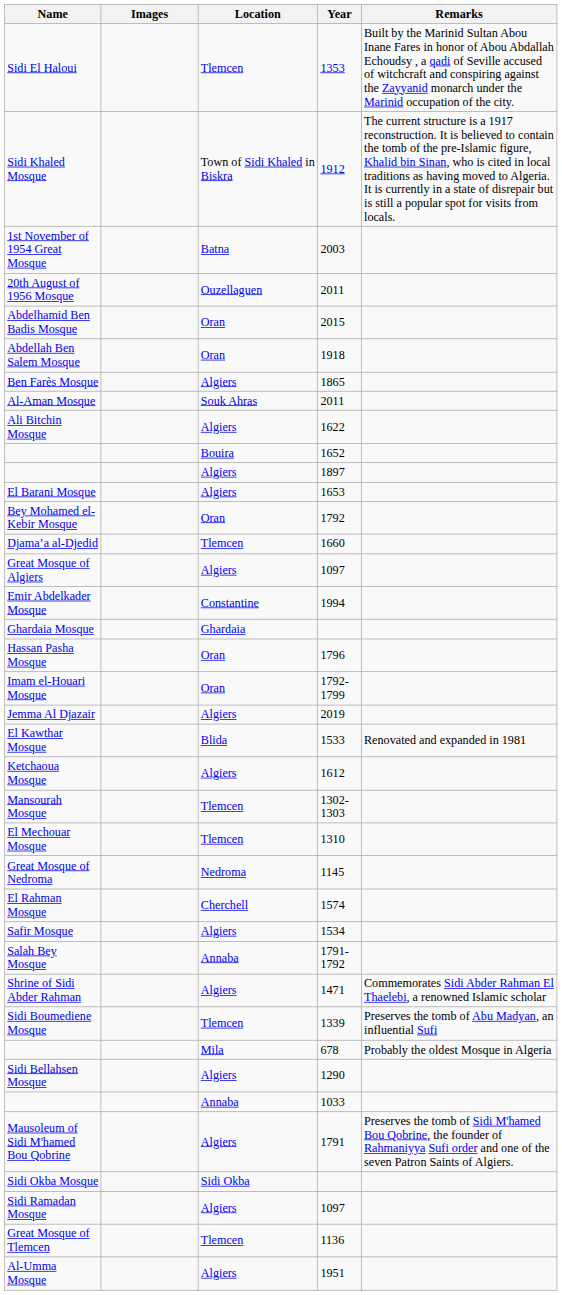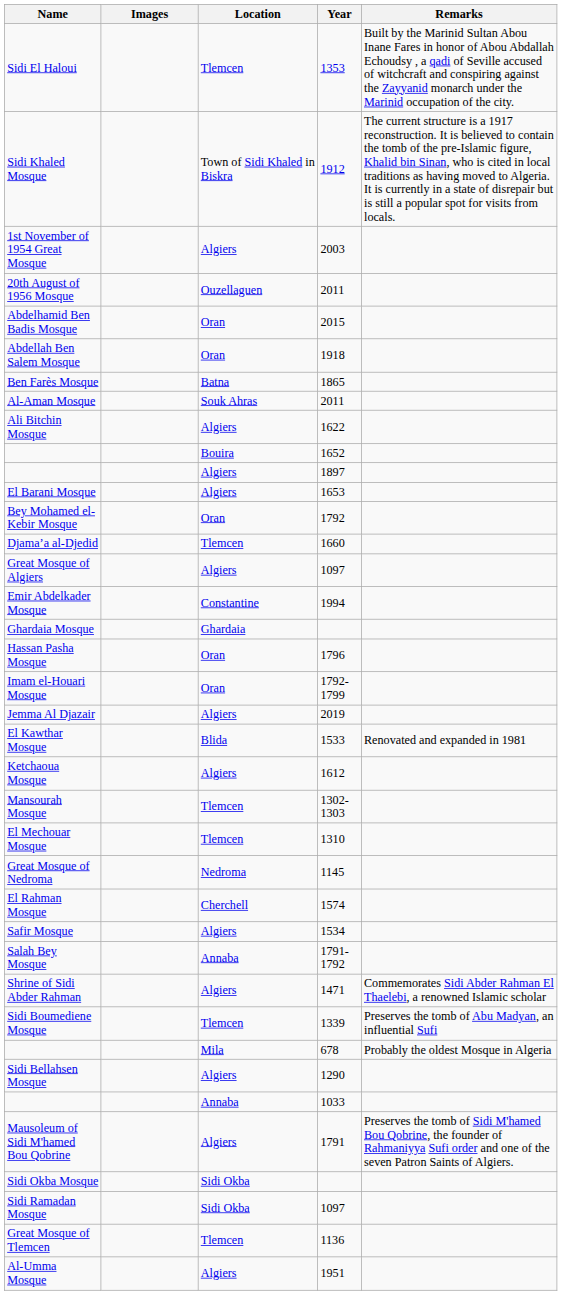(215, 249) Batna -> (219, 249) Algiers
(219, 381) Algiers -> (215, 381) Batna
(219, 1207) Algiers -> (225, 1207) Sidi Okba
